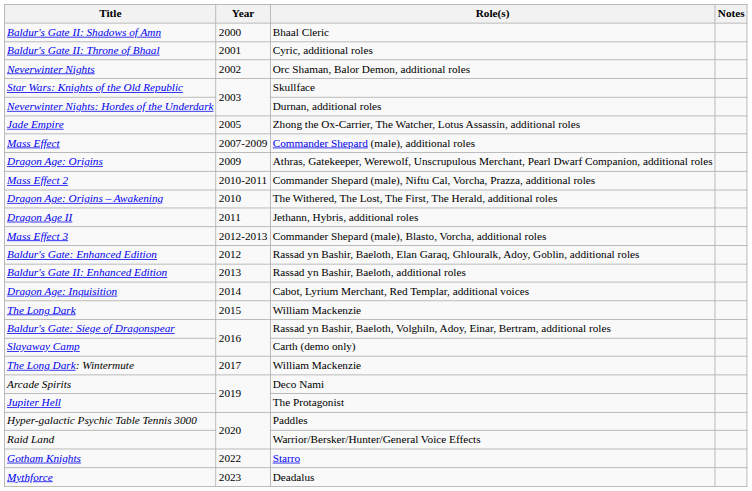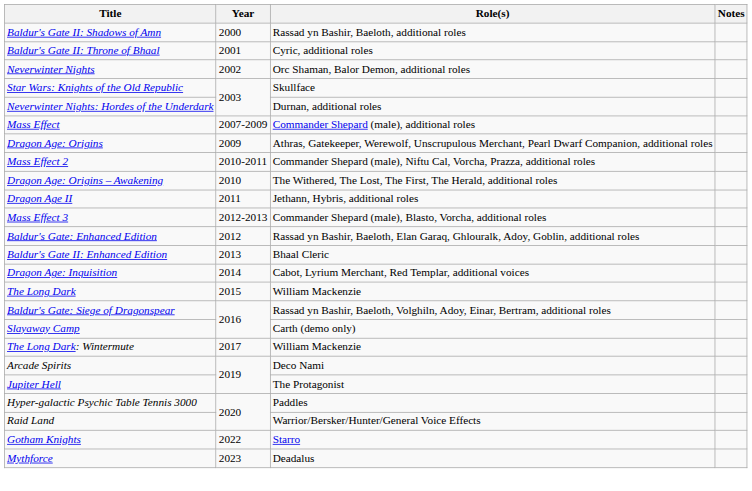(301, 32) Bhaal Cleric -> (369, 32) Rassad yn Bashir, Baeloth, additional roles
- row: (35, 125)
(369, 273) Rassad yn Bashir, Baeloth, additional roles -> (301, 254) Bhaal Cleric
